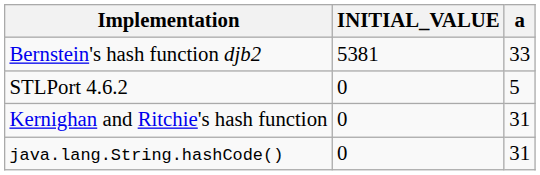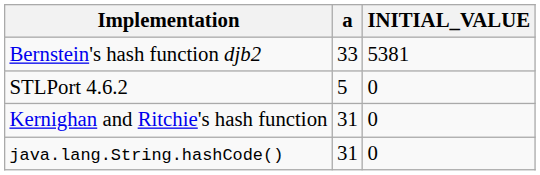columns swapped: (418, 20) <-> (520, 20)
